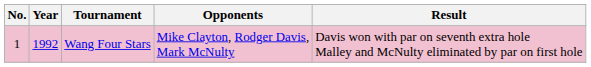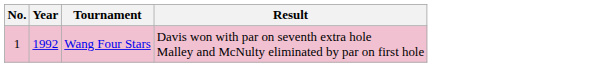- column: (233, 15)
